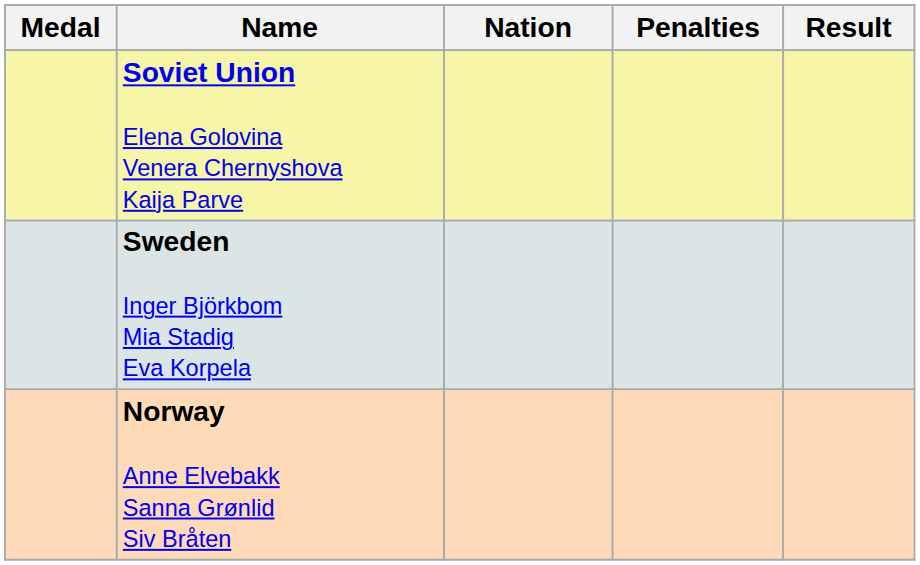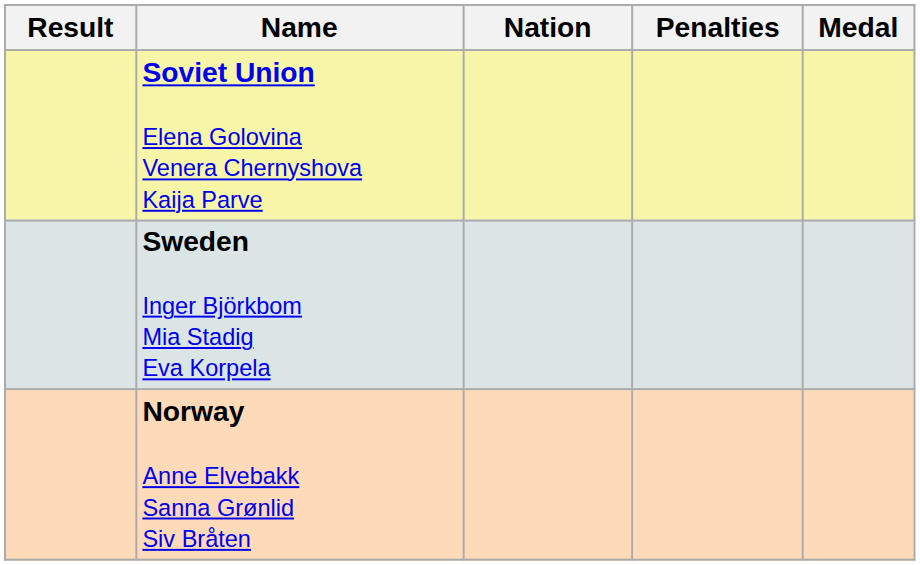columns swapped: (61, 28) <-> (848, 28)
